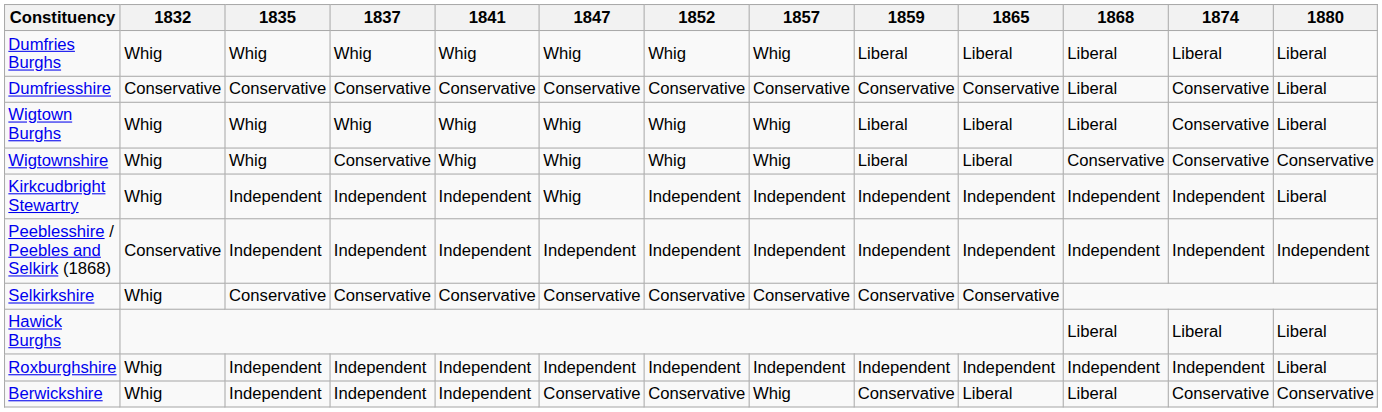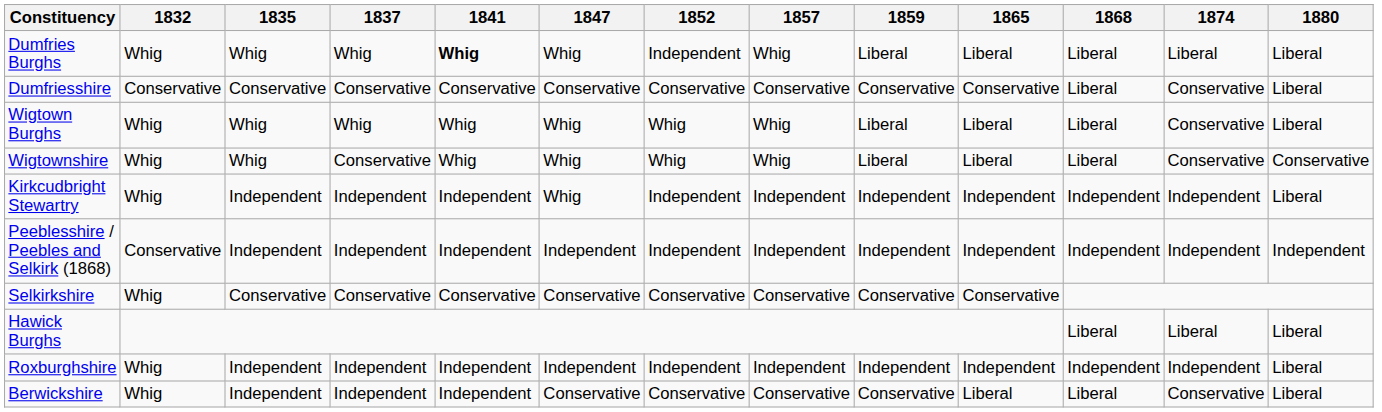(458, 53) normal -> (459, 53) bold
(667, 53) Whig -> (694, 53) Independent
(1116, 160) Conservative -> (1092, 160) Liberal
(772, 393) Whig -> (801, 393) Conservative
(1325, 393) Conservative -> (1297, 393) Liberal
